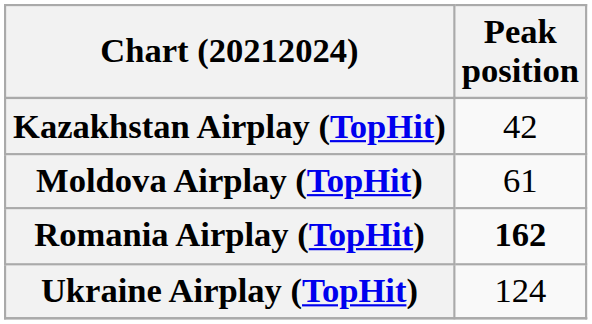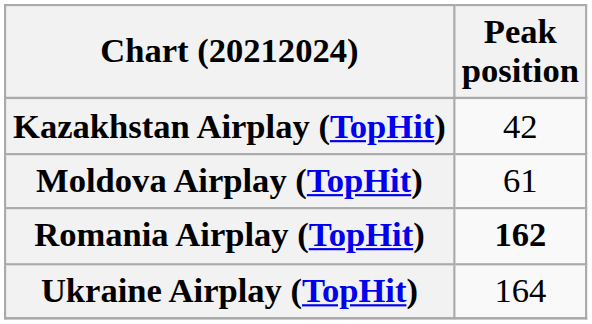(520, 290) 124 -> (520, 290) 164
